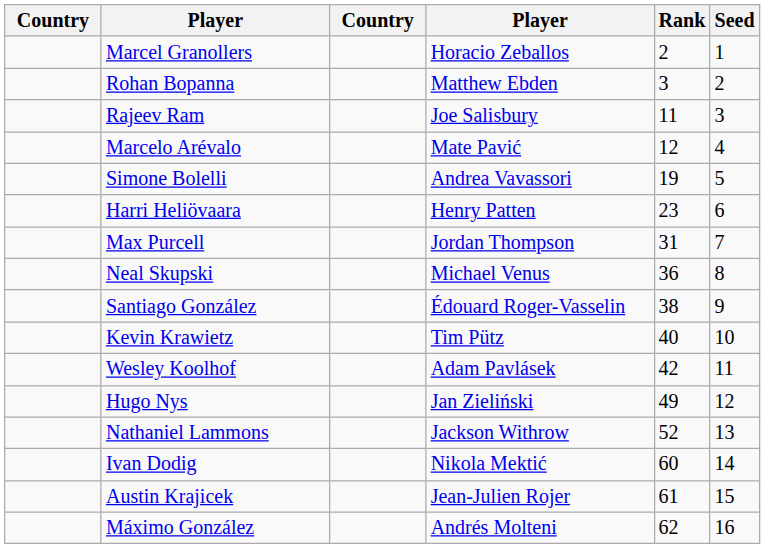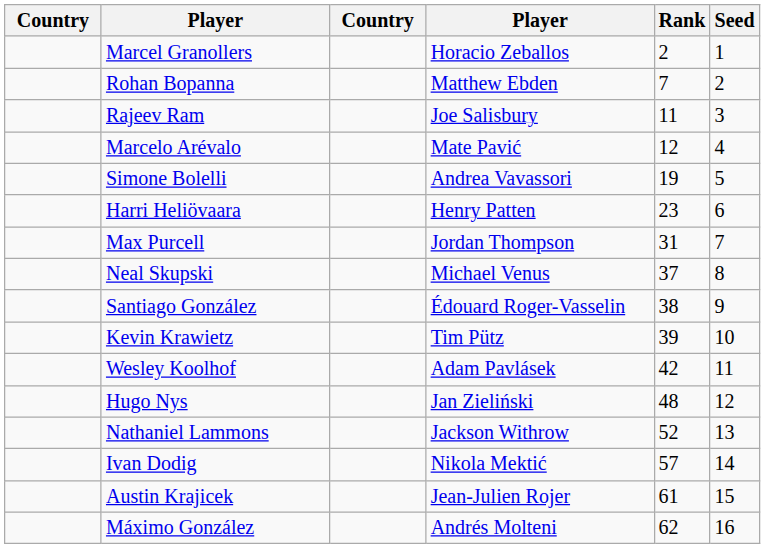(664, 83) 3 -> (664, 83) 7
(669, 274) 36 -> (669, 274) 37
(669, 337) 40 -> (669, 337) 39
(669, 400) 49 -> (669, 400) 48
(669, 464) 60 -> (669, 464) 57
